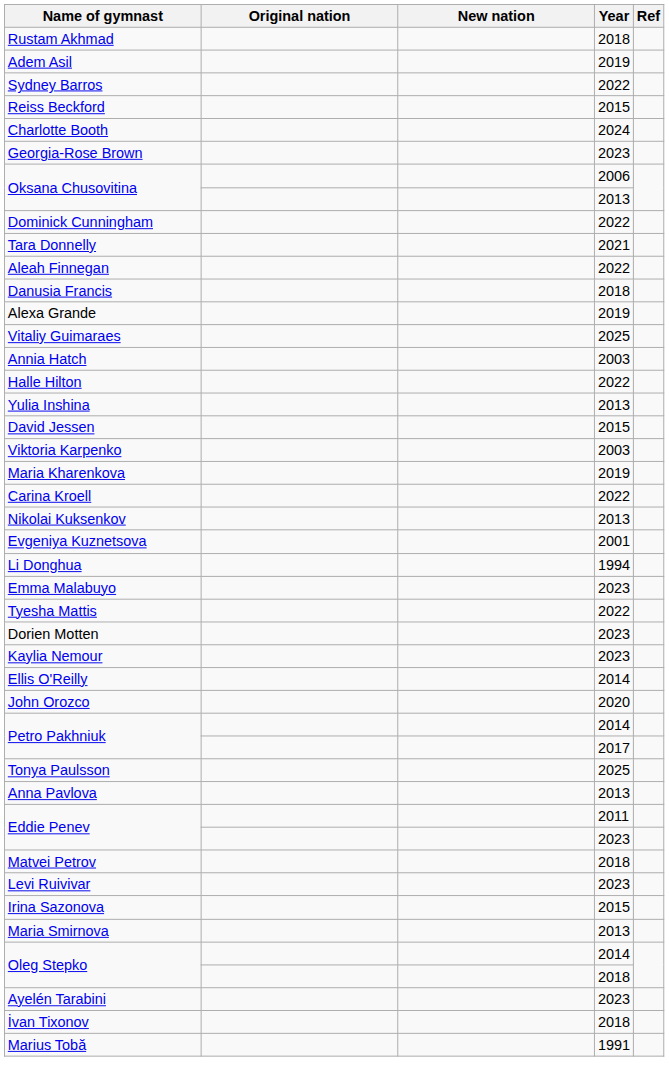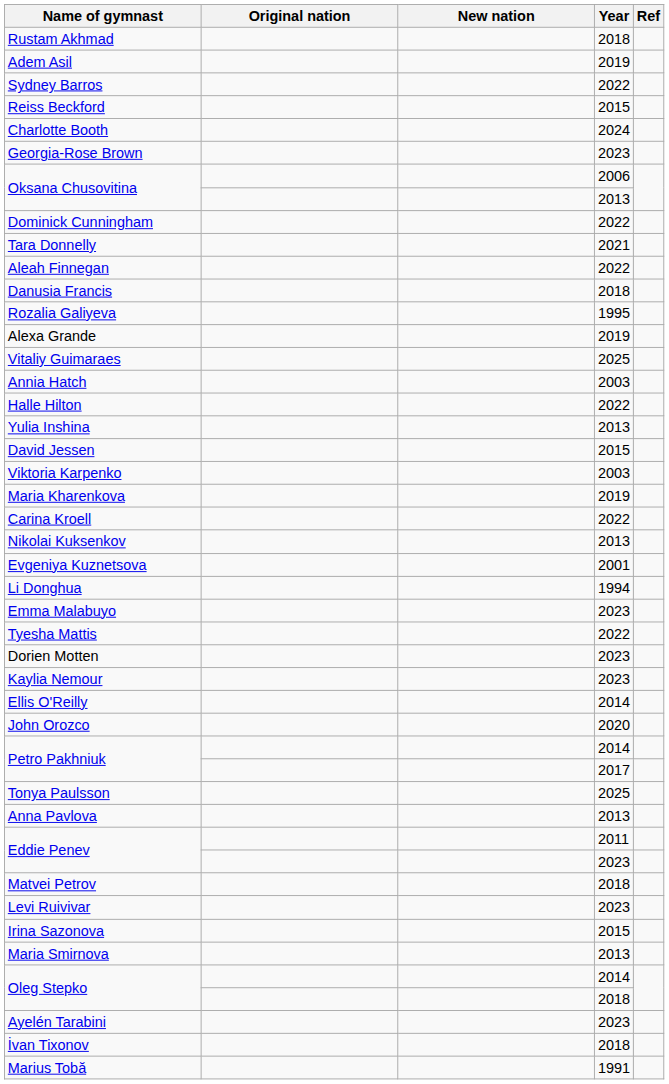+ row: (62, 313)
